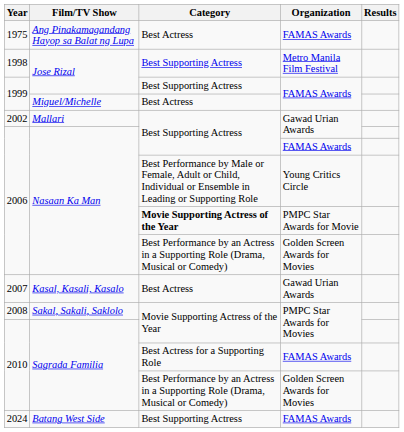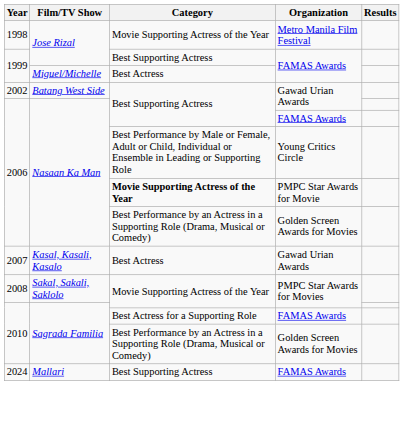- row: (17, 35)
(192, 63) Best Supporting Actress -> (190, 35) Movie Supporting Actress of the Year
(48, 118) Mallari -> (69, 90) Batang West Side
(69, 419) Batang West Side -> (48, 372) Mallari
